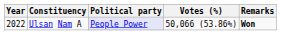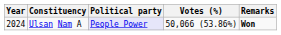(16, 24) 2022 -> (16, 24) 2024
